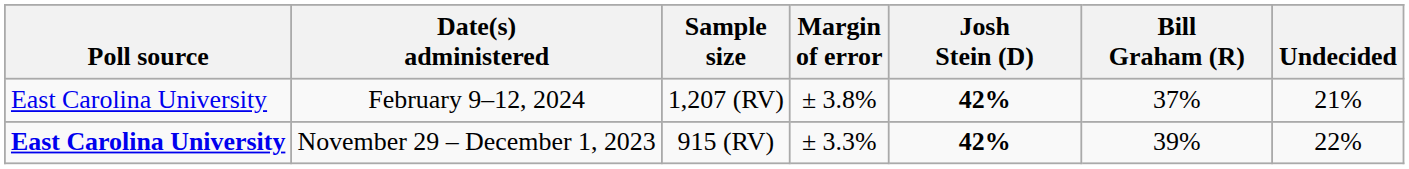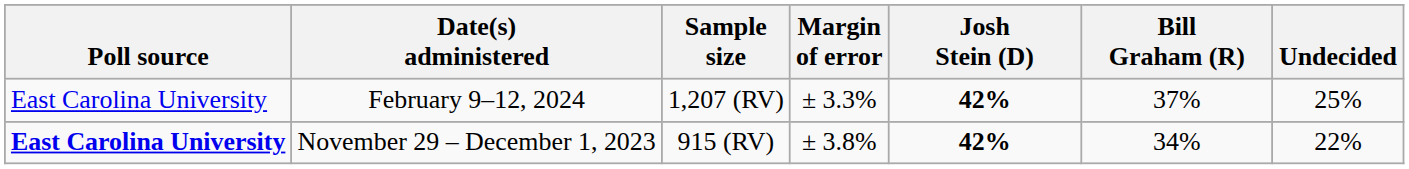(839, 99) ± 3.8% -> (839, 99) ± 3.3%
(1338, 99) 21% -> (1338, 99) 25%
(839, 142) ± 3.3% -> (839, 142) ± 3.8%
(1177, 142) 39% -> (1177, 142) 34%
